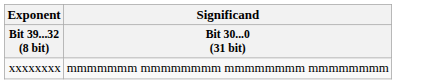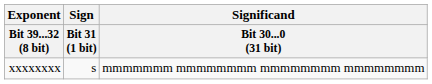+ column: (81, 41)
